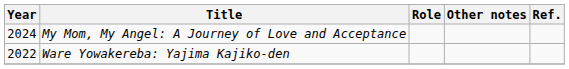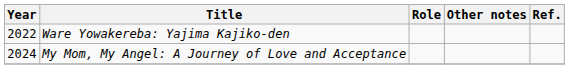rows swapped: (166, 54) <-> (224, 34)
